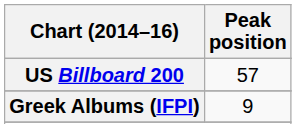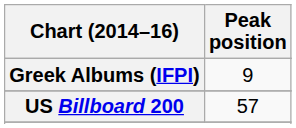rows swapped: (104, 106) <-> (104, 74)
